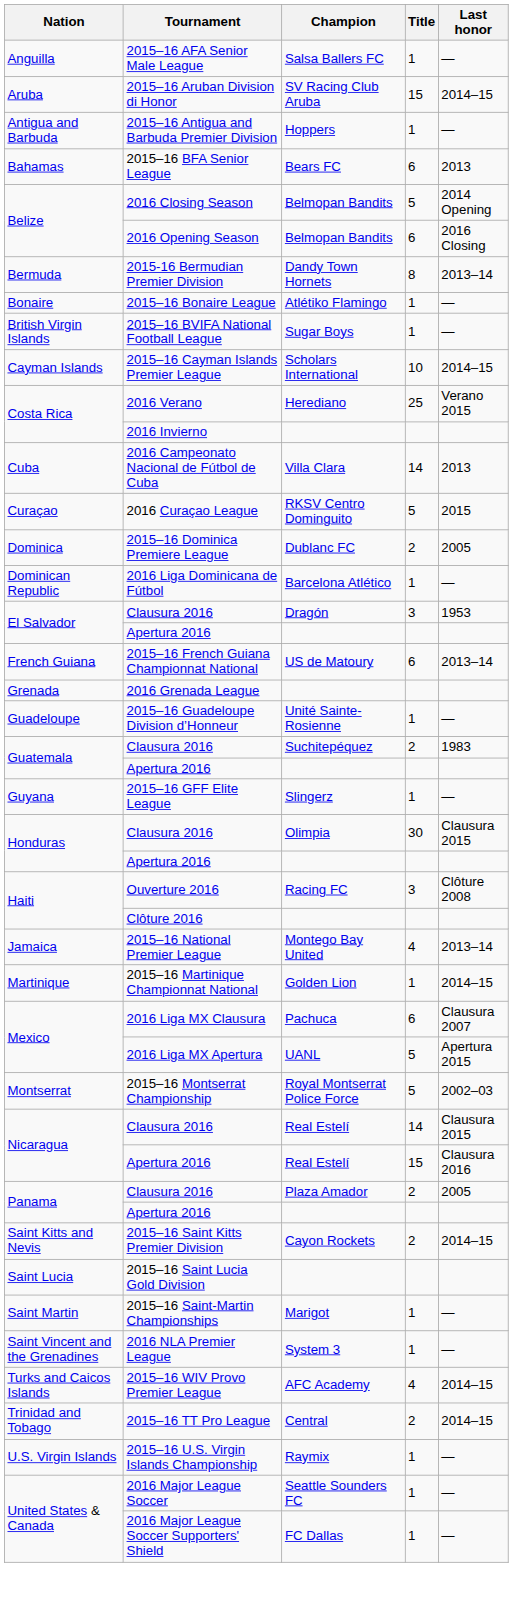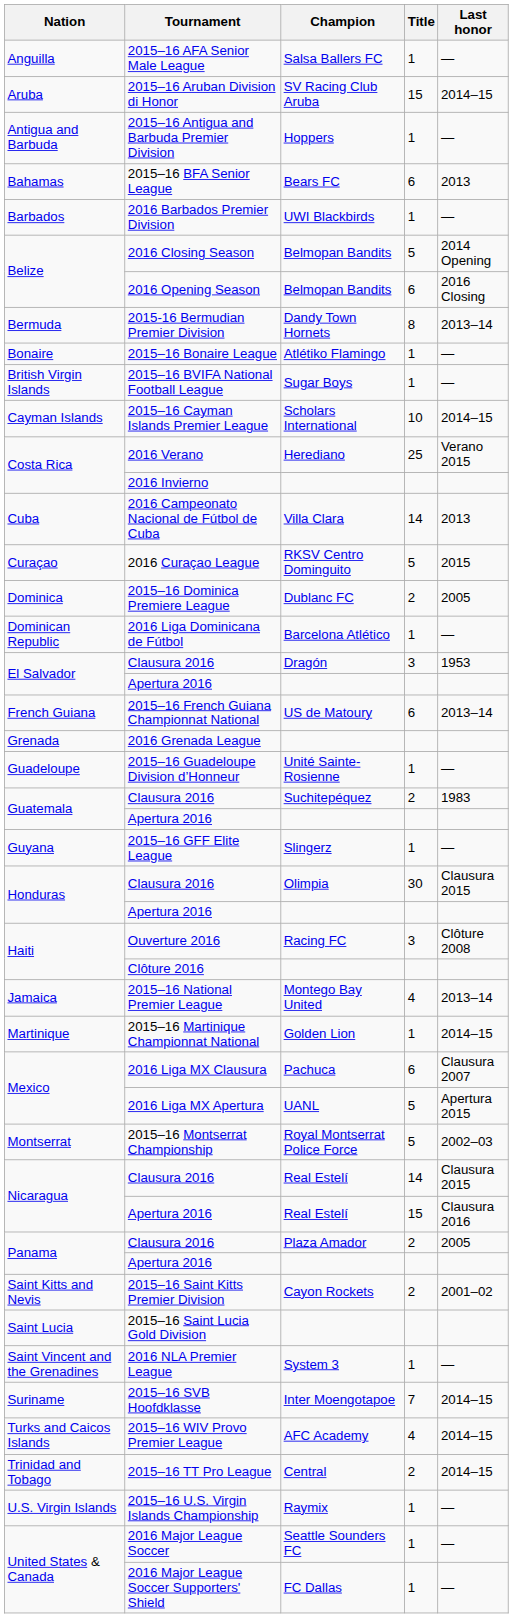+ row: (36, 217)
(467, 1241) 2014–15 -> (467, 1292) 2001–02
- row: (43, 1313)
+ row: (36, 1400)
